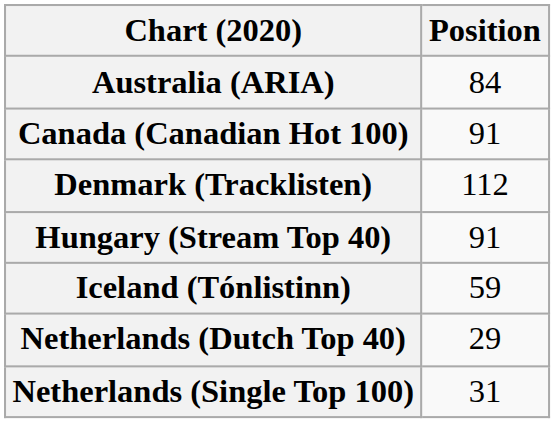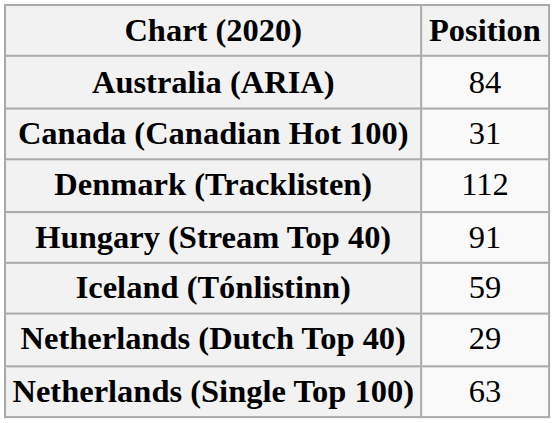(485, 133) 91 -> (485, 133) 31
(485, 390) 31 -> (485, 390) 63
